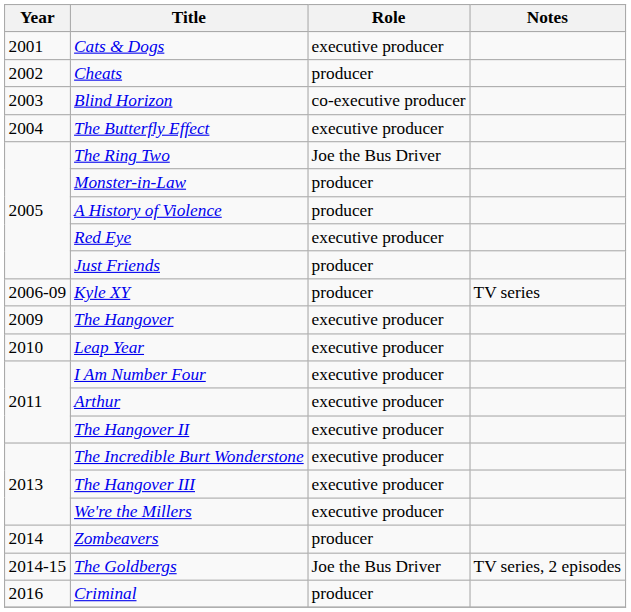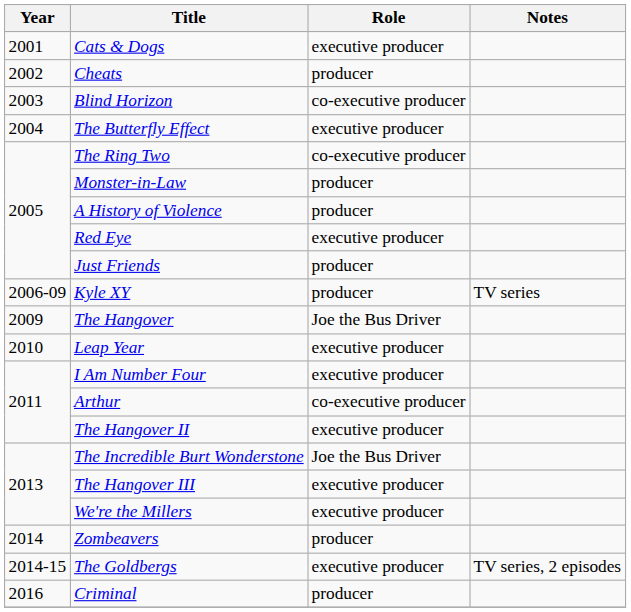(376, 155) Joe the Bus Driver -> (389, 155) co-executive producer
(378, 319) executive producer -> (376, 319) Joe the Bus Driver
(378, 401) executive producer -> (389, 401) co-executive producer
(378, 456) executive producer -> (376, 456) Joe the Bus Driver
(376, 566) Joe the Bus Driver -> (378, 566) executive producer
